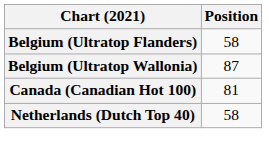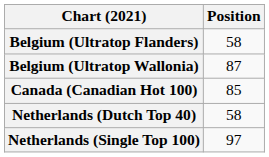(231, 90) 81 -> (234, 90) 85
+ row: (104, 139)
